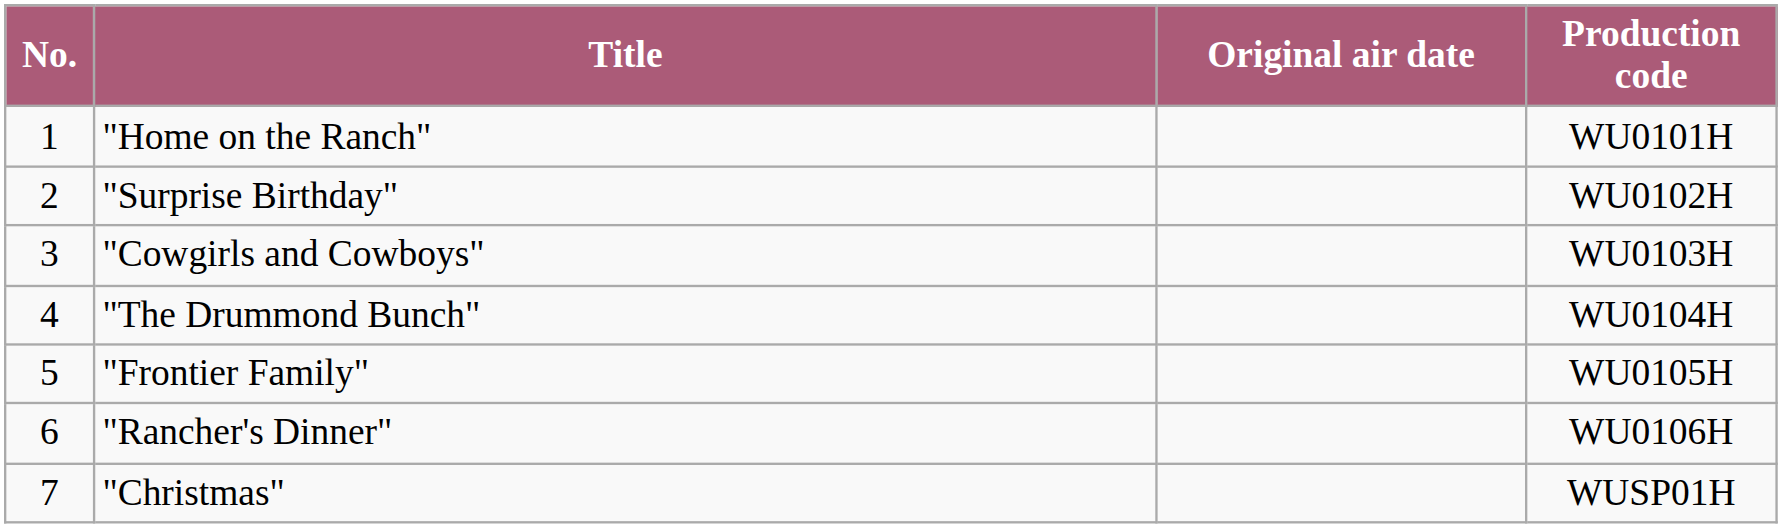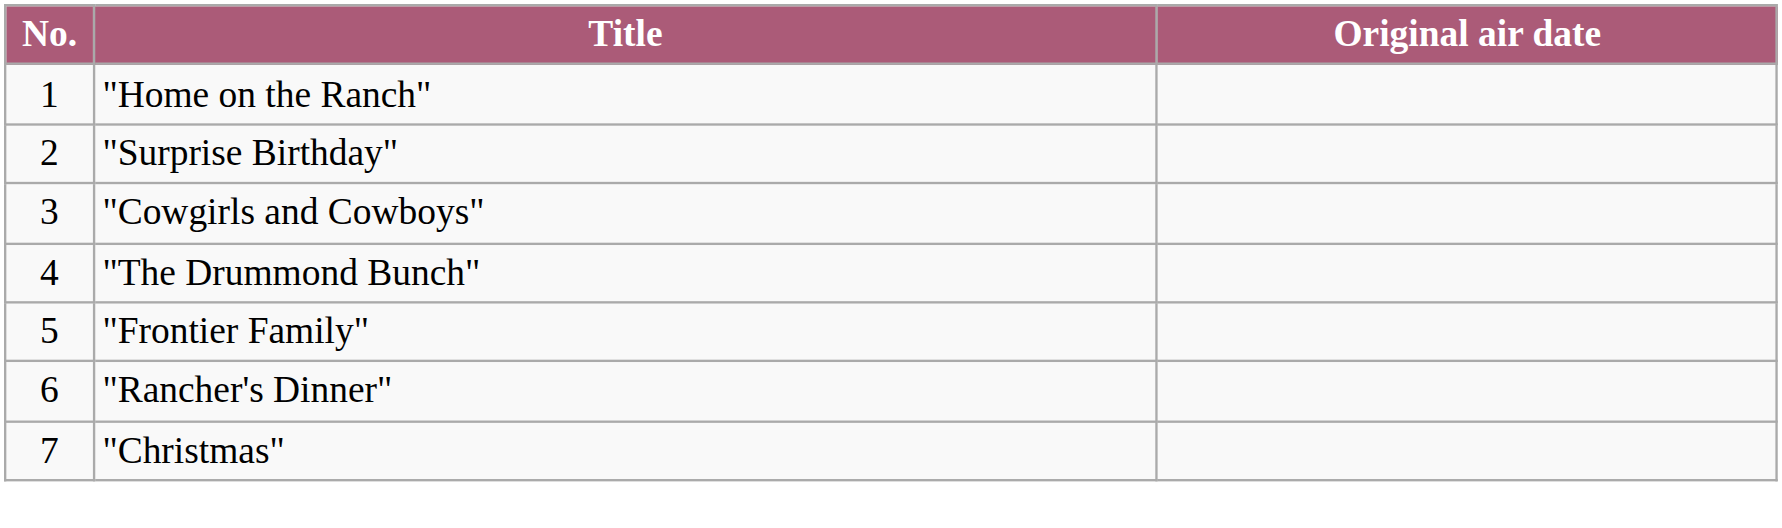- column: (1651, 55)
